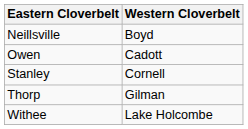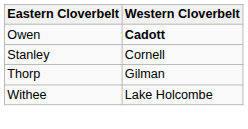- row: (34, 34)
(143, 54) normal -> (145, 34) bold
